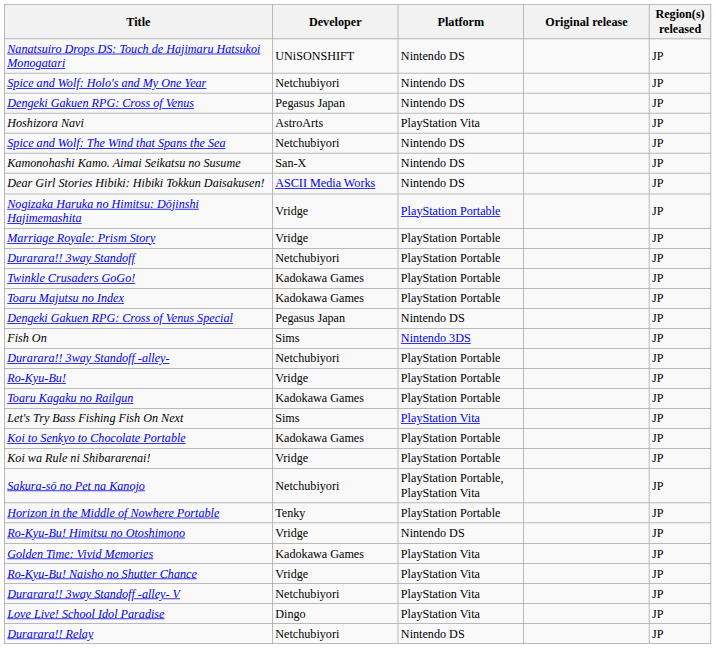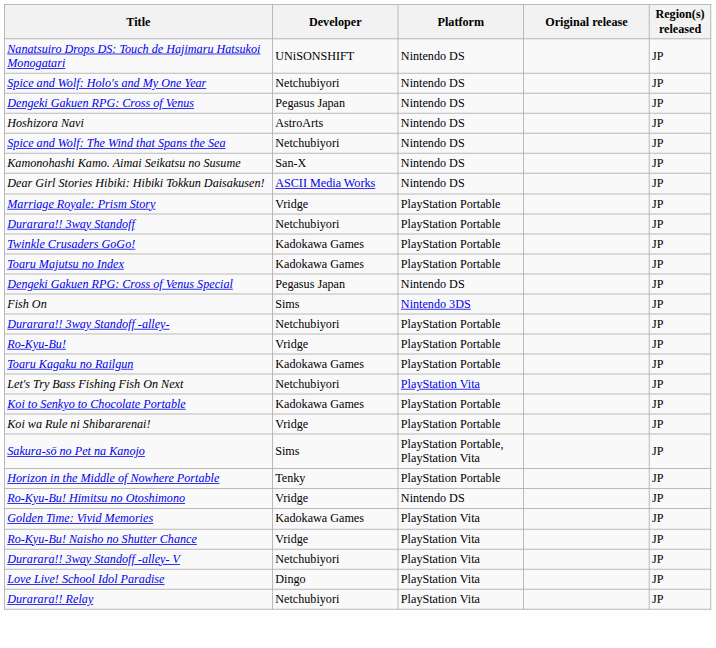(440, 123) PlayStation Vita -> (433, 123) Nintendo DS
- row: (103, 211)
(287, 418) Sims -> (307, 384) Netchubiyori
(307, 486) Netchubiyori -> (287, 451) Sims
(433, 633) Nintendo DS -> (440, 599) PlayStation Vita
